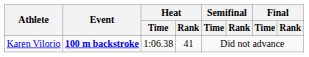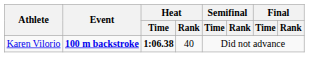(158, 44) normal -> (159, 44) bold
(188, 44) 41 -> (189, 44) 40
